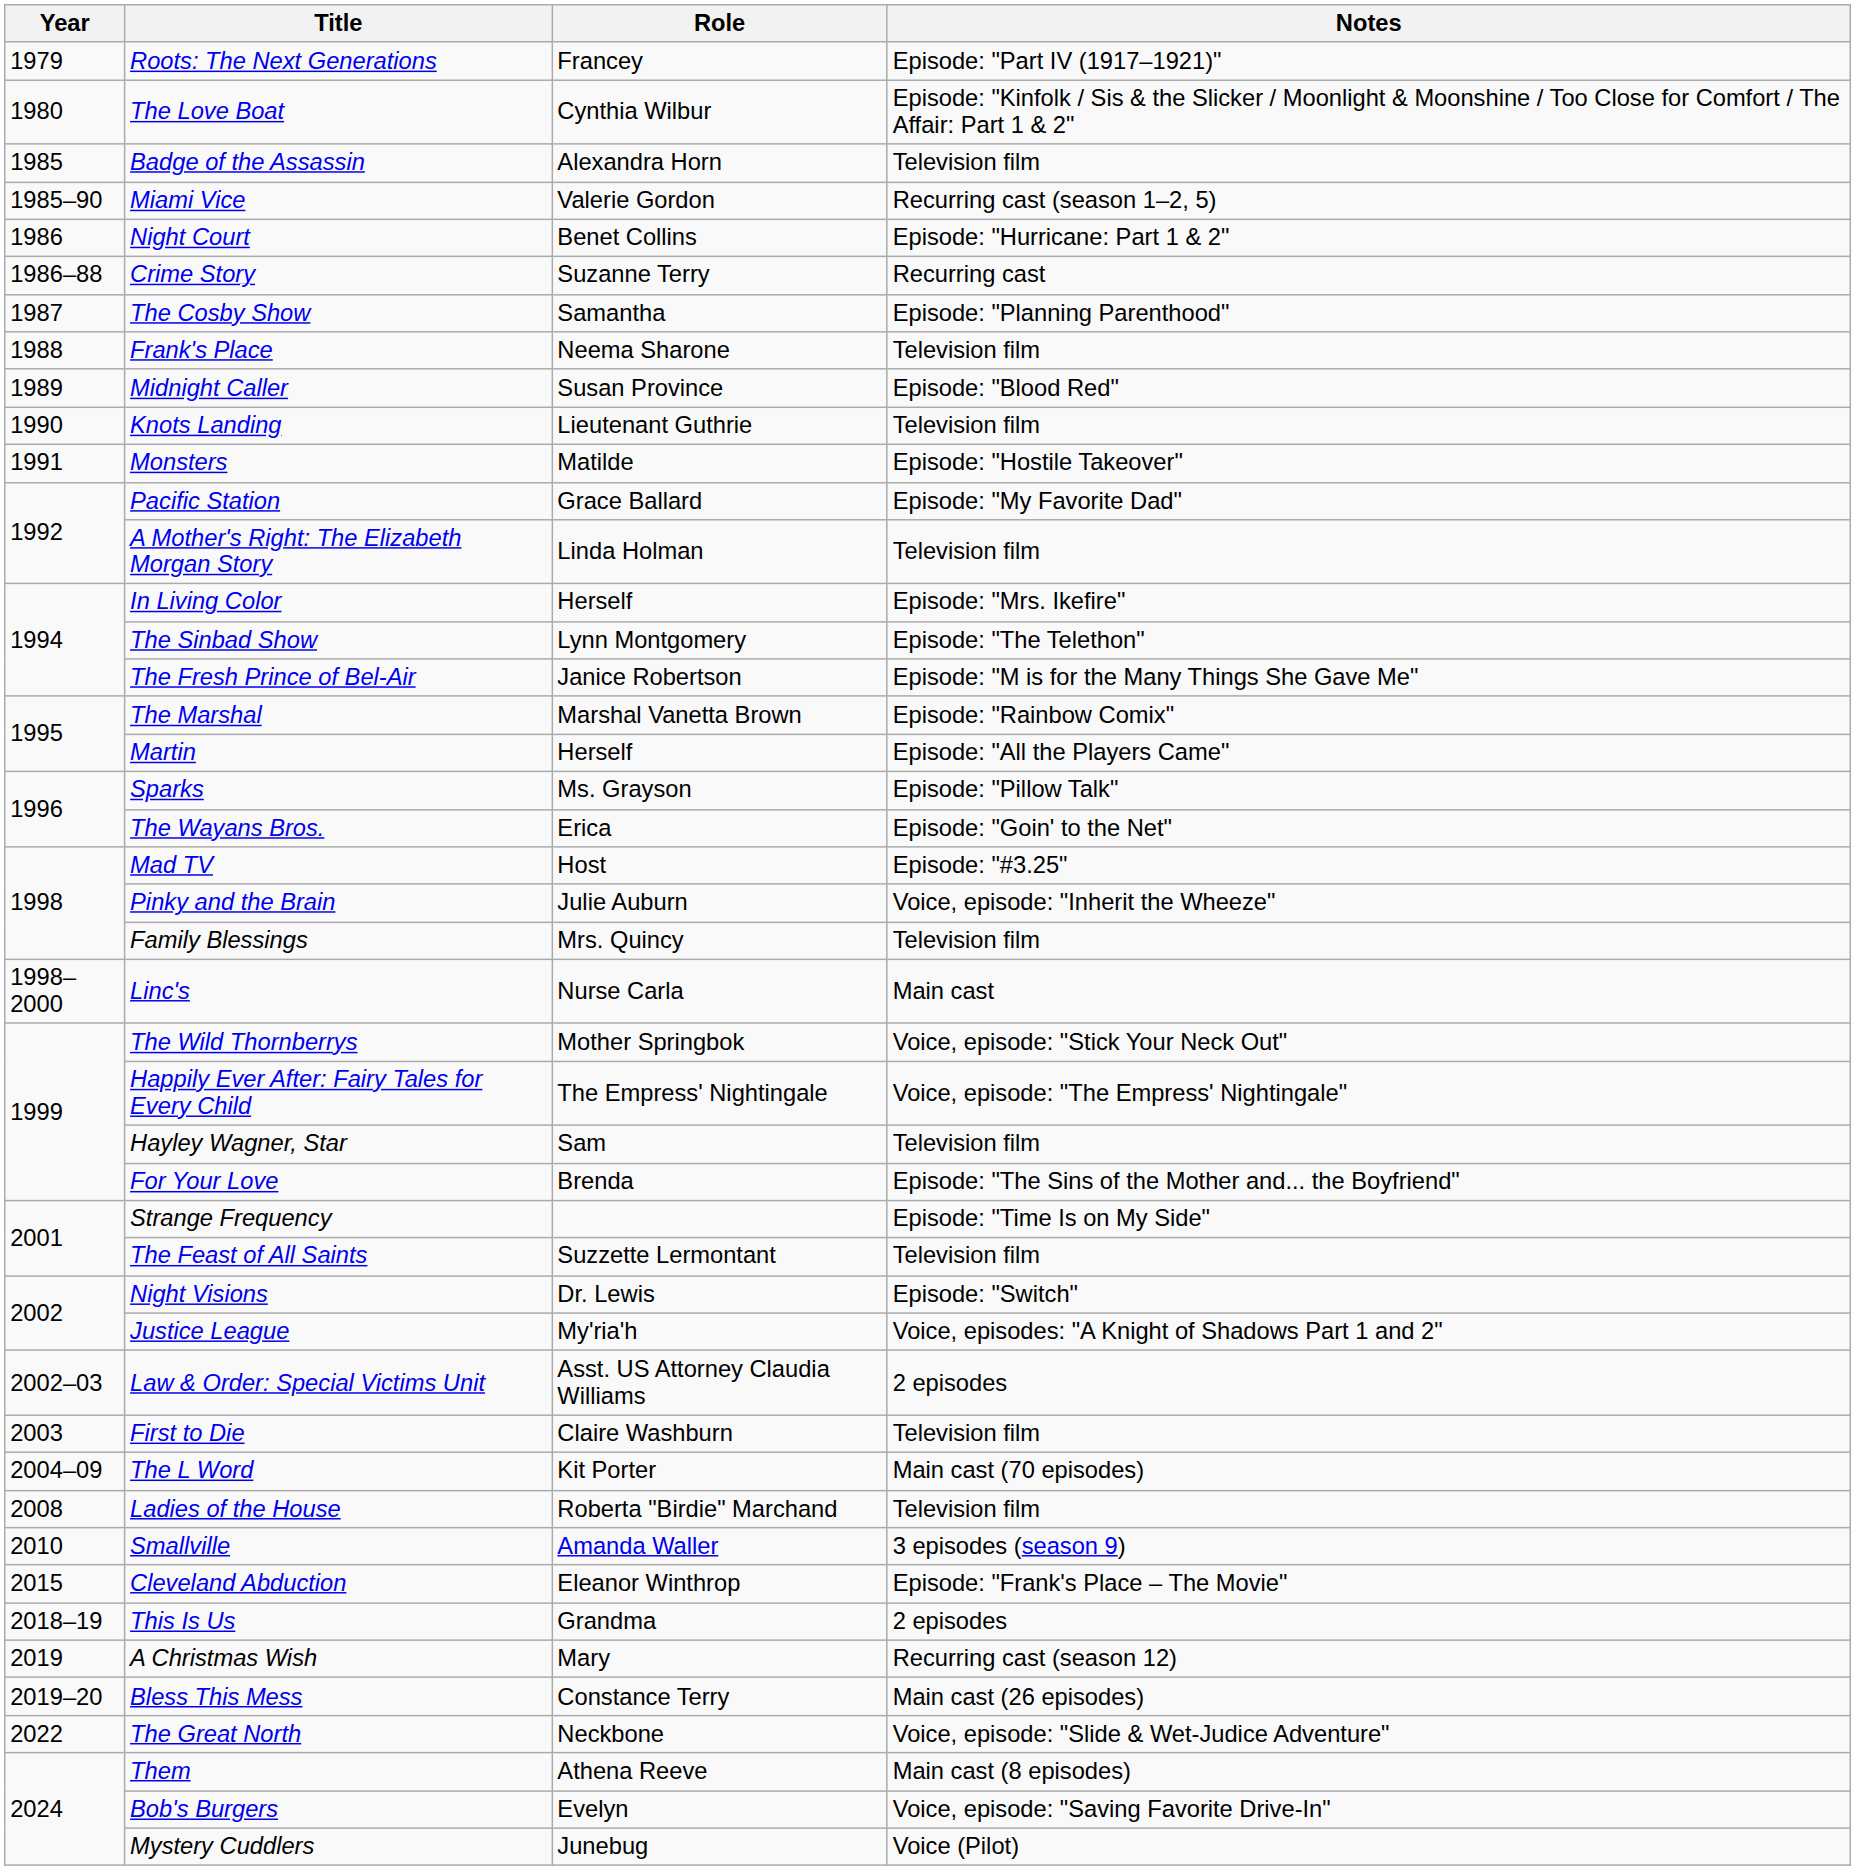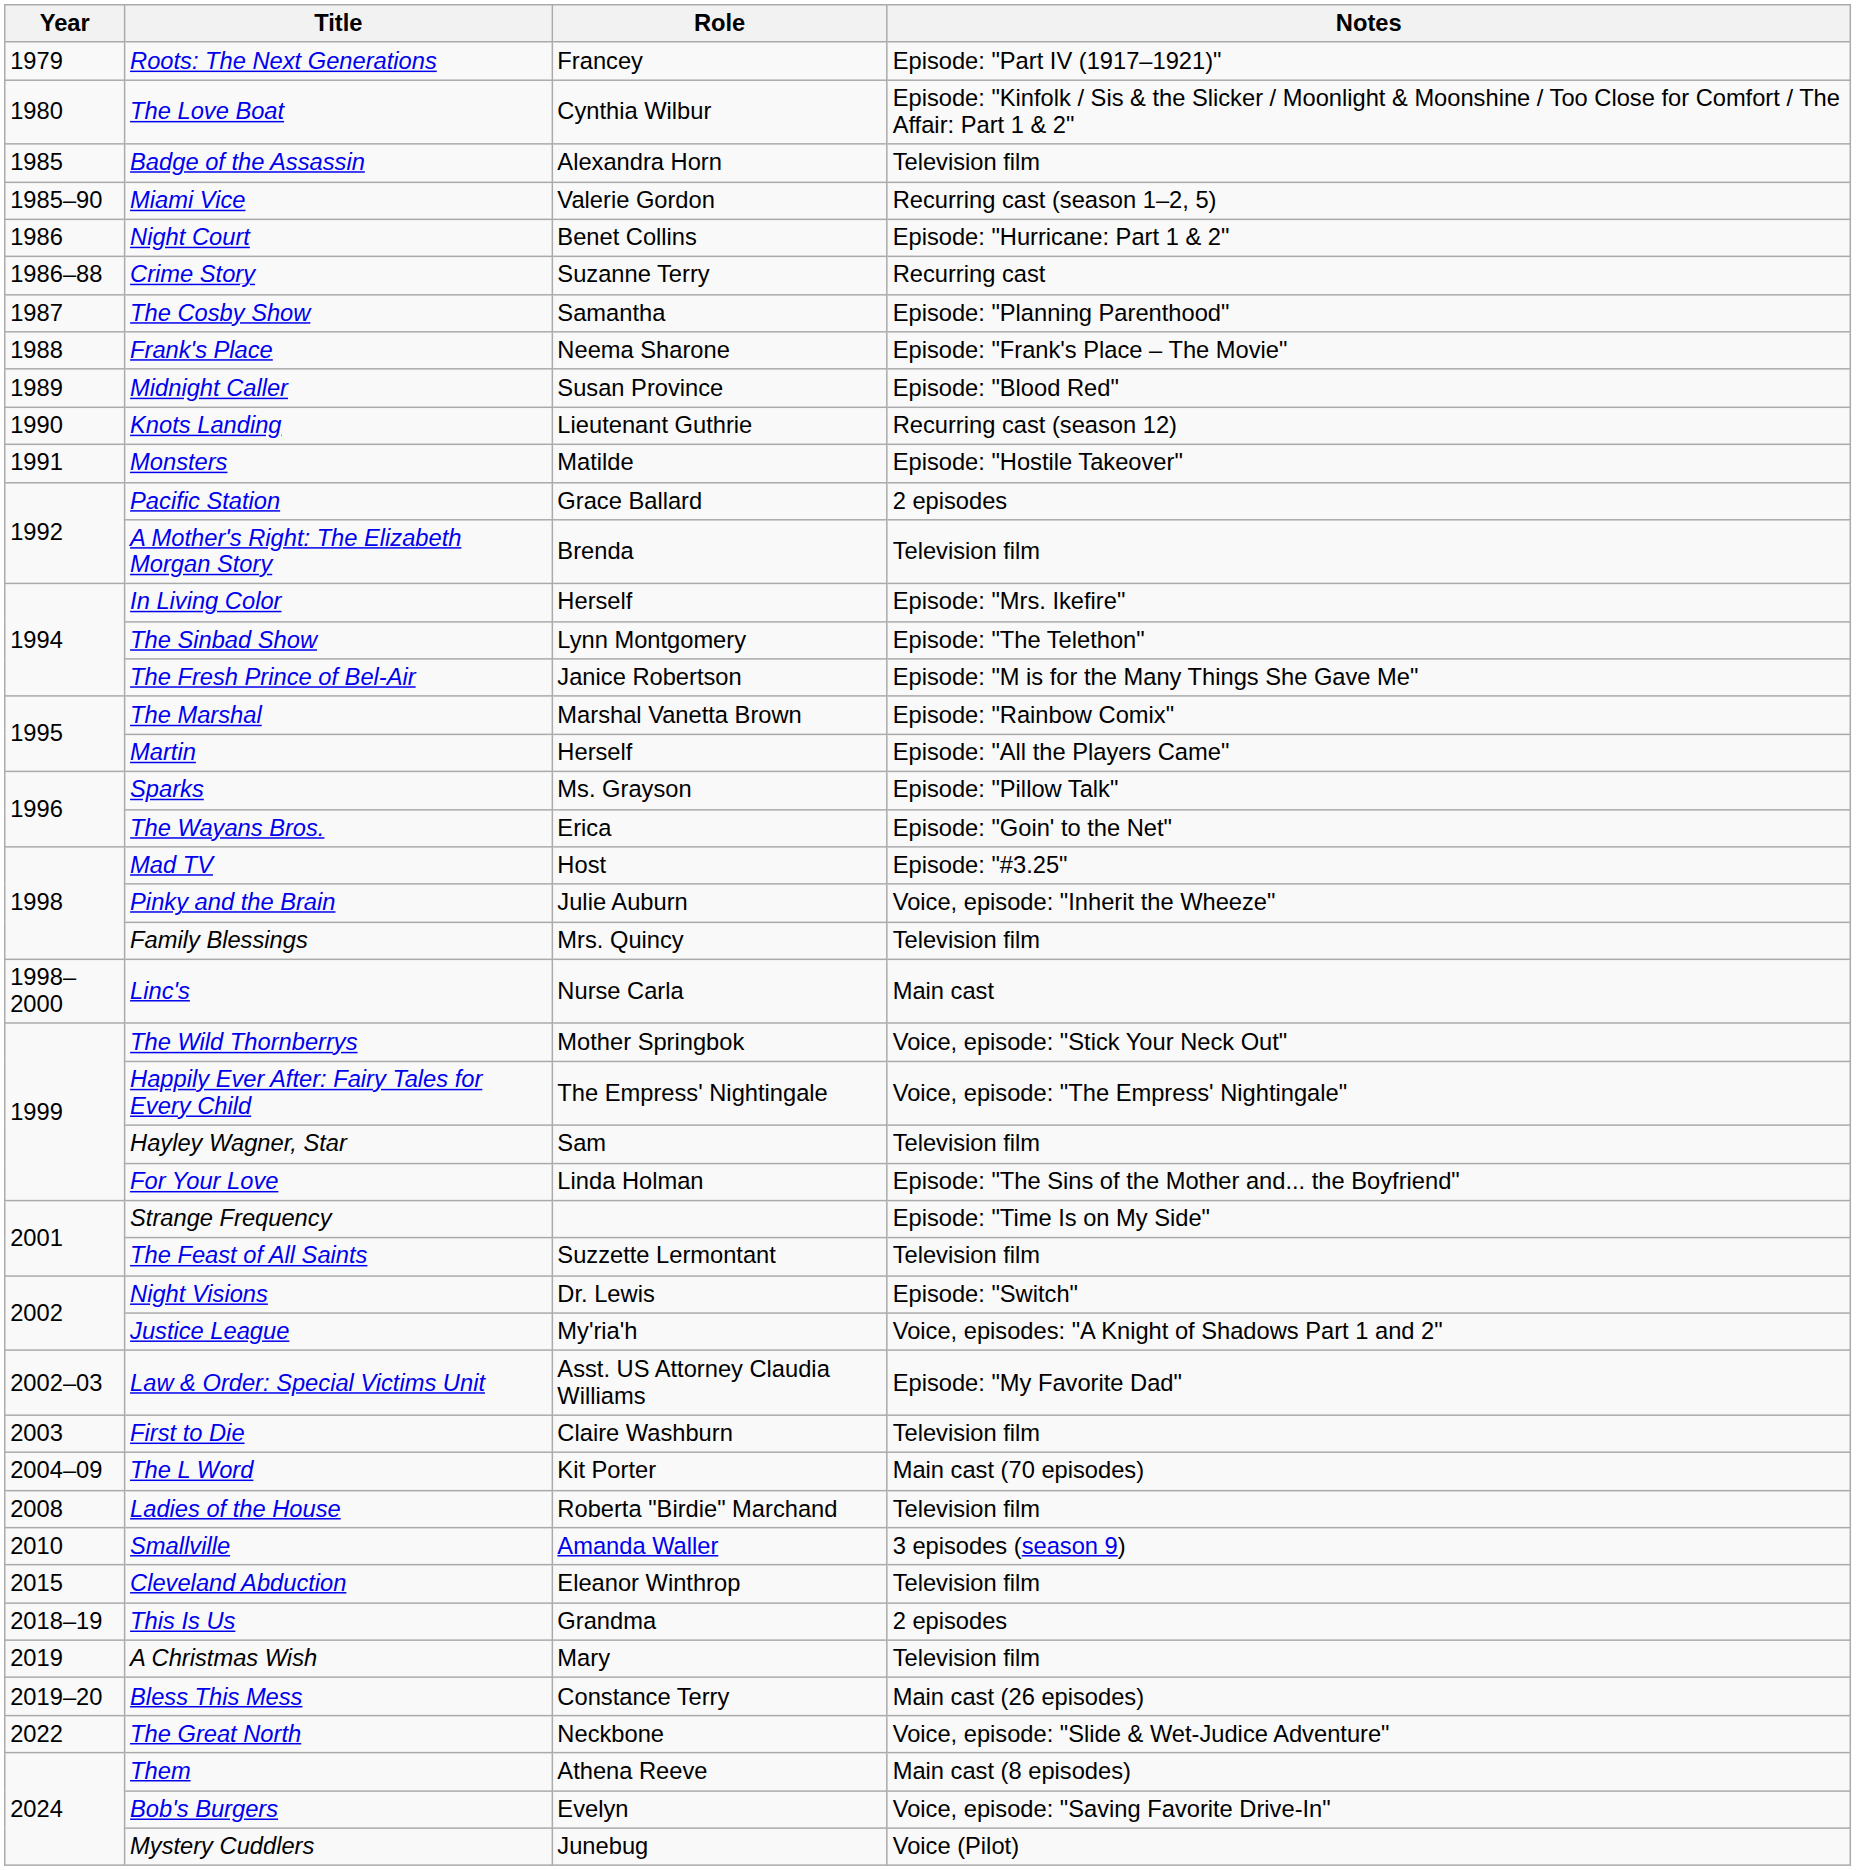(966, 350) Television film -> (1090, 350) Episode: "Frank's Place – The Movie"
(966, 425) Television film -> (1035, 425) Recurring cast (season 12)
(1037, 500) Episode: "My Favorite Dad" -> (950, 500) 2 episodes
(630, 551) Linda Holman -> (596, 551) Brenda
(596, 1181) Brenda -> (630, 1181) Linda Holman
(950, 1382) 2 episodes -> (1037, 1382) Episode: "My Favorite Dad"
(1090, 1583) Episode: "Frank's Place – The Movie" -> (966, 1583) Television film
(1035, 1658) Recurring cast (season 12) -> (966, 1658) Television film
